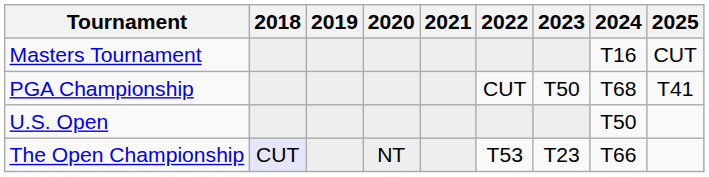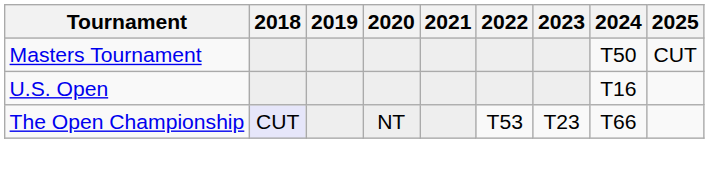(618, 55) T16 -> (618, 55) T50
- row: (102, 88)
(618, 122) T50 -> (618, 88) T16
